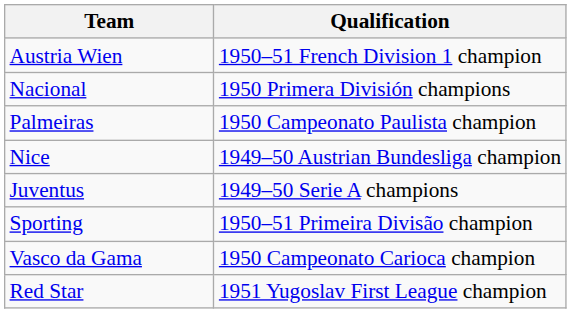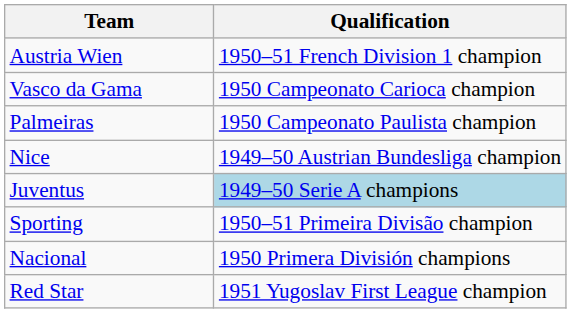rows swapped: (76, 257) <-> (48, 88)
(339, 190) no background -> (339, 190) lightblue background
